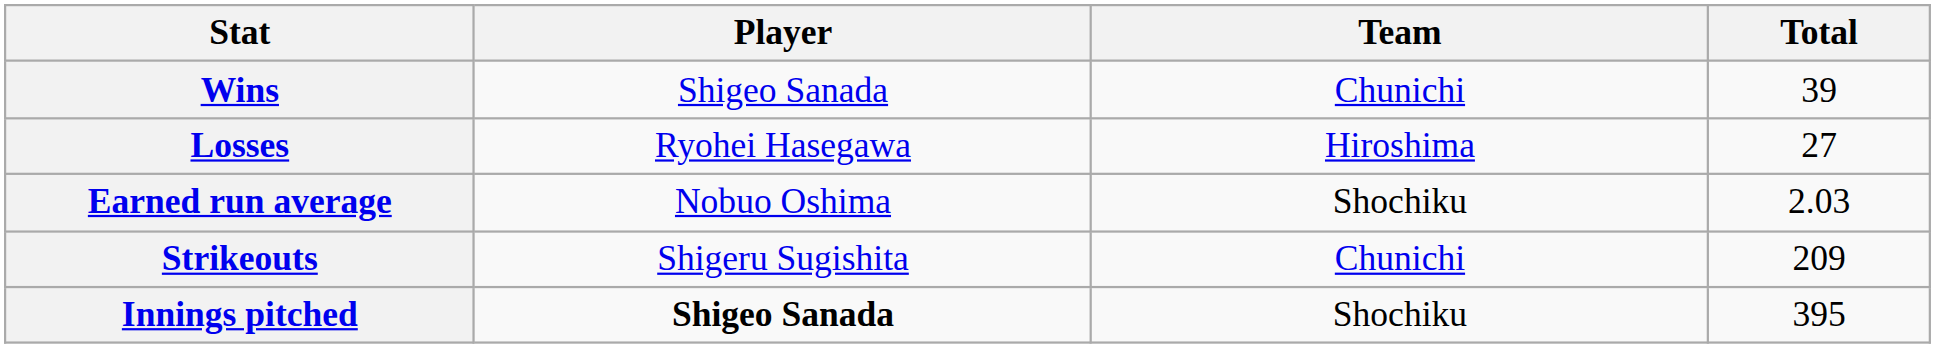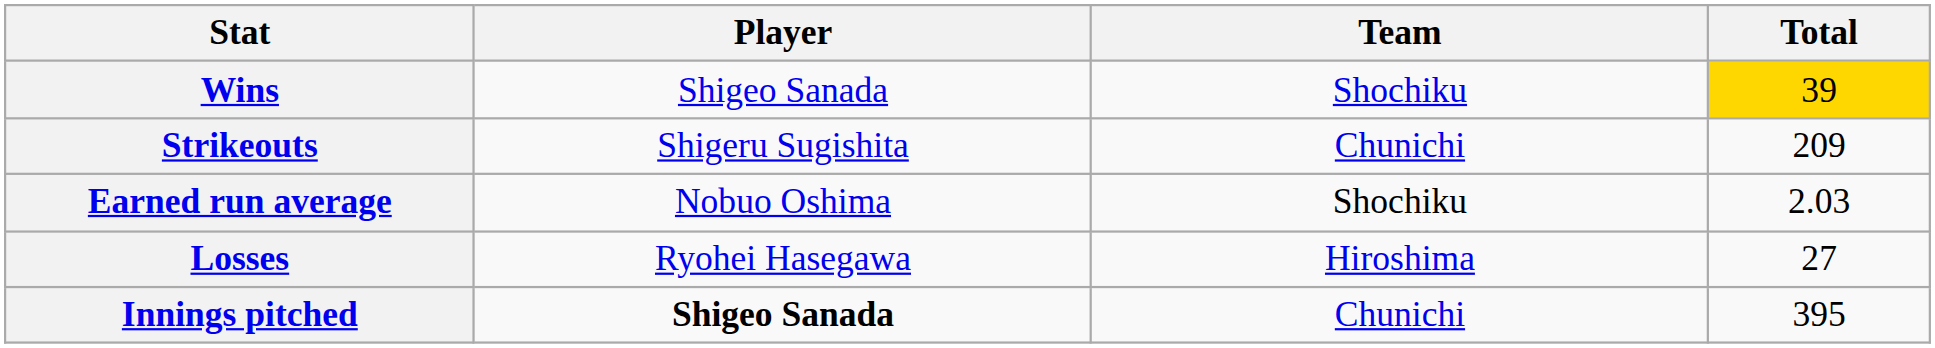(1400, 88) Chunichi -> (1400, 88) Shochiku
(1819, 88) no background -> (1819, 88) gold background
rows swapped: (240, 145) <-> (240, 257)
(1400, 314) Shochiku -> (1400, 314) Chunichi
